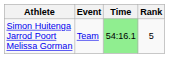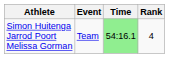(151, 36) 5 -> (151, 36) 4
